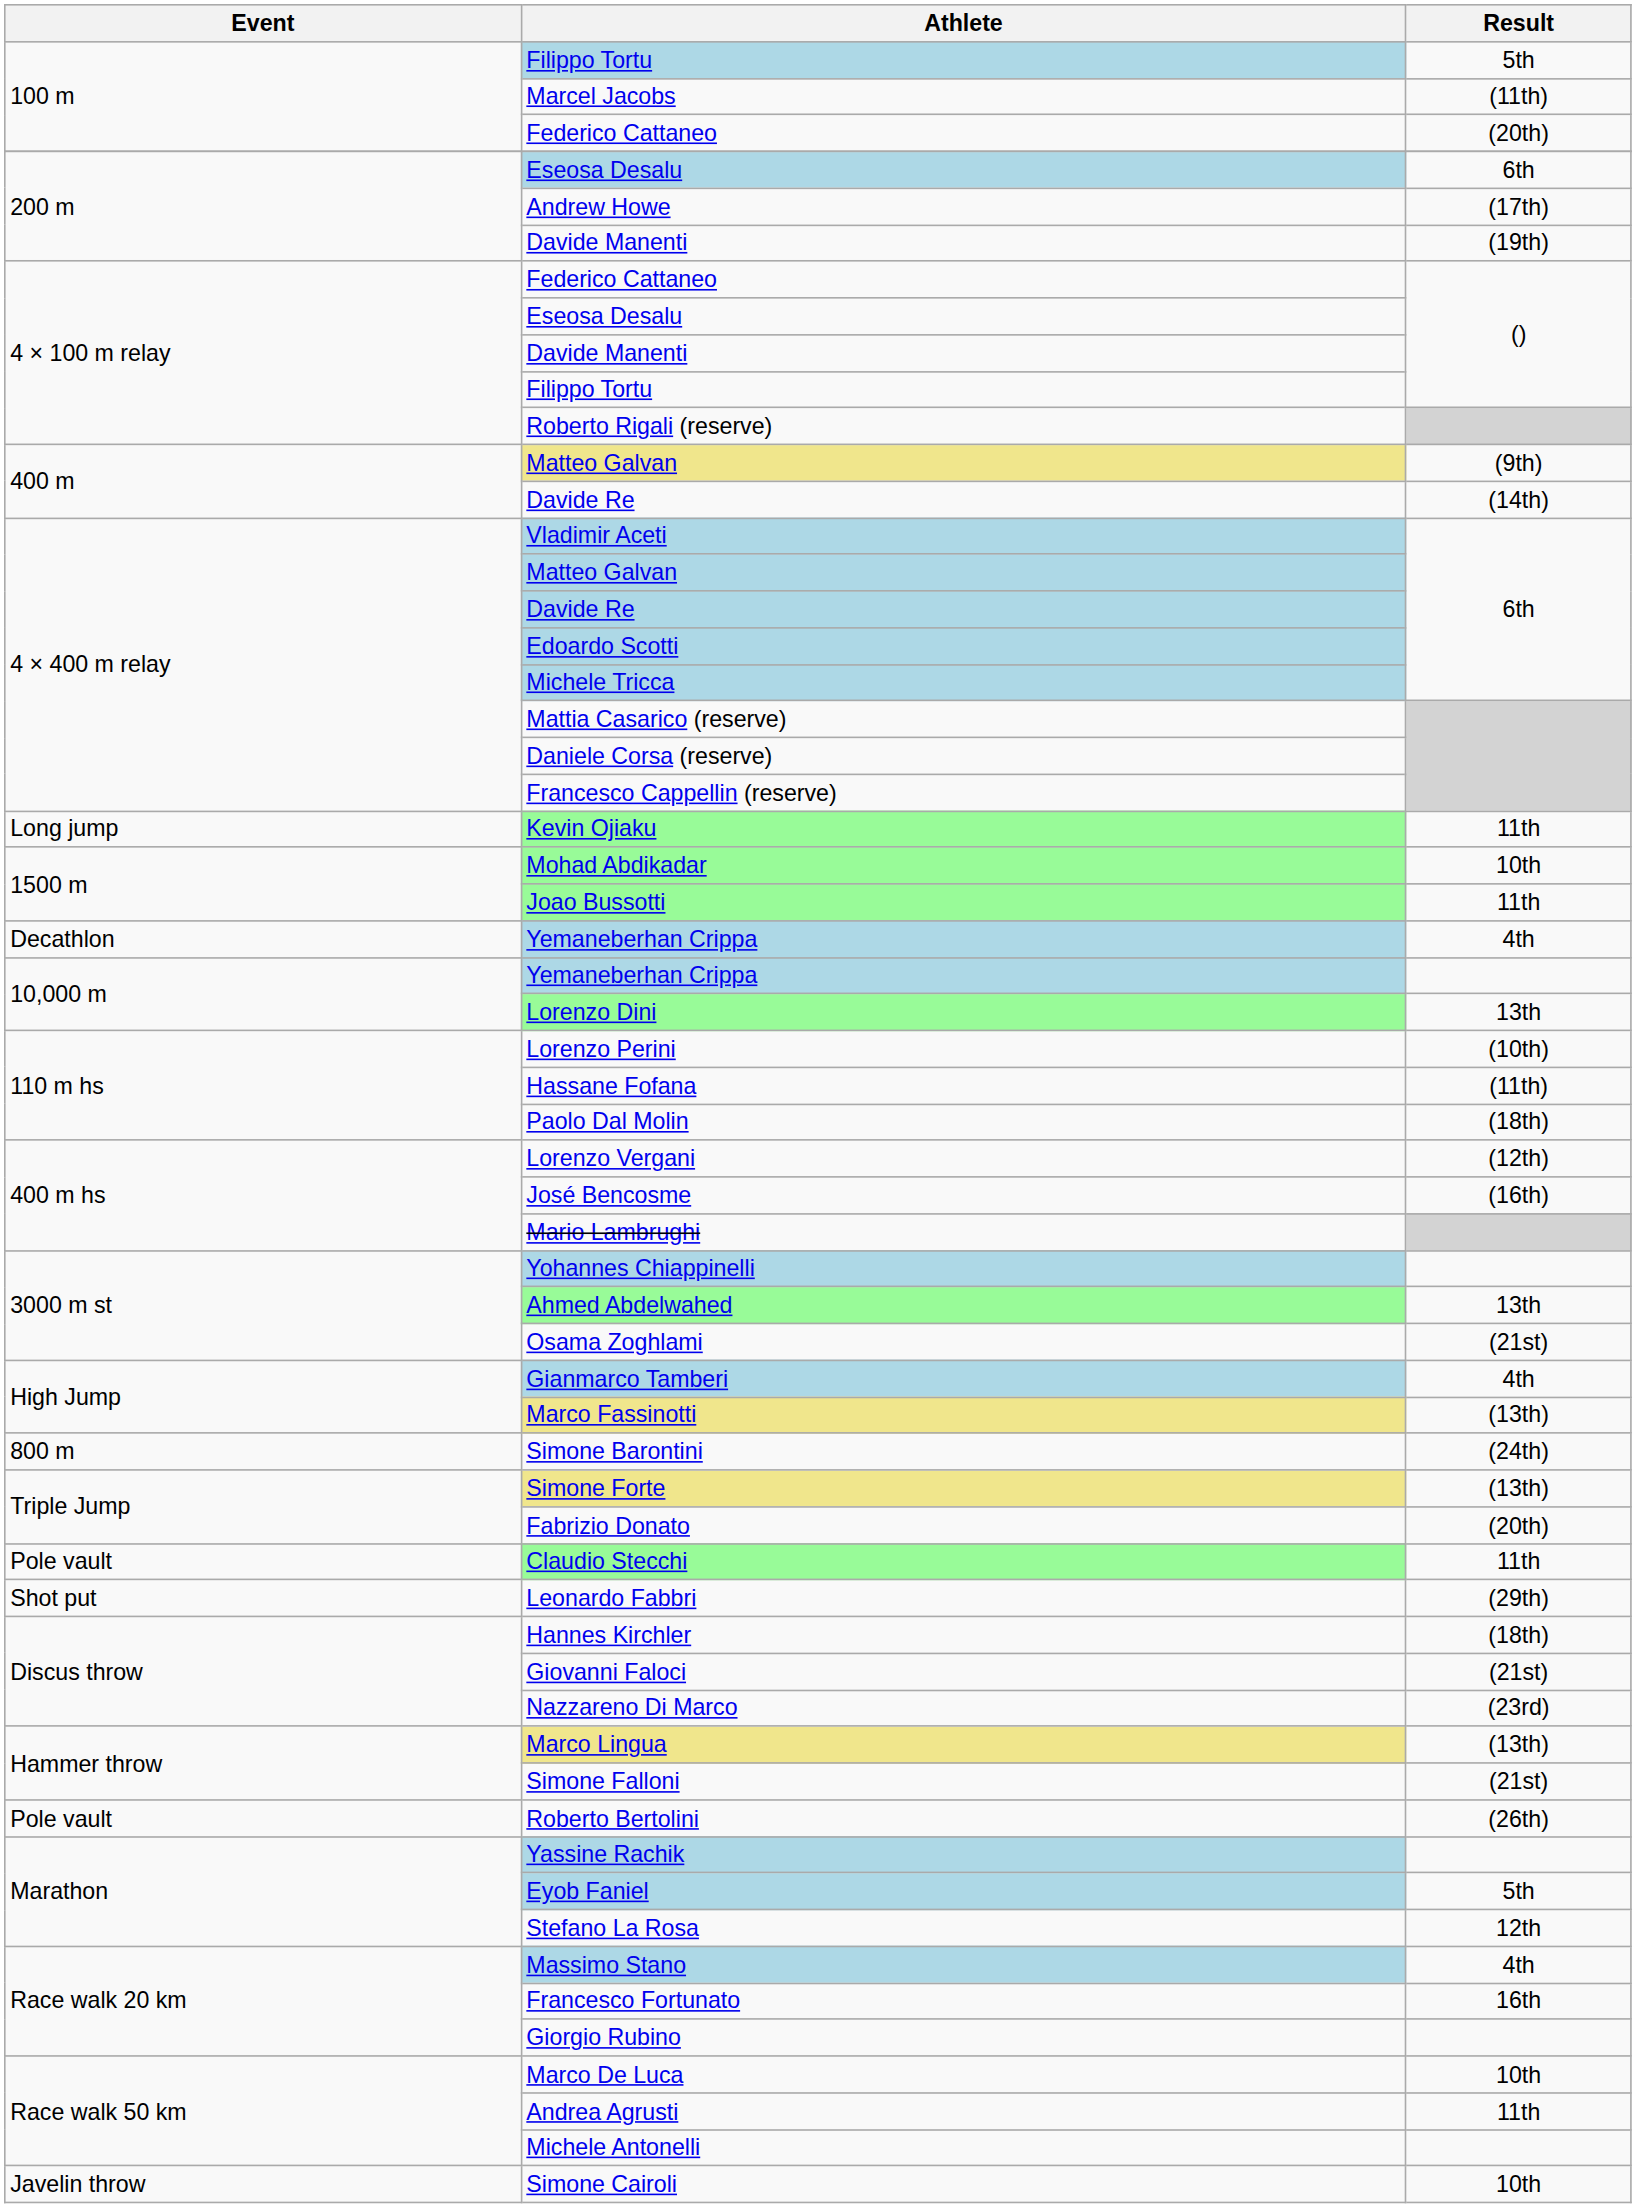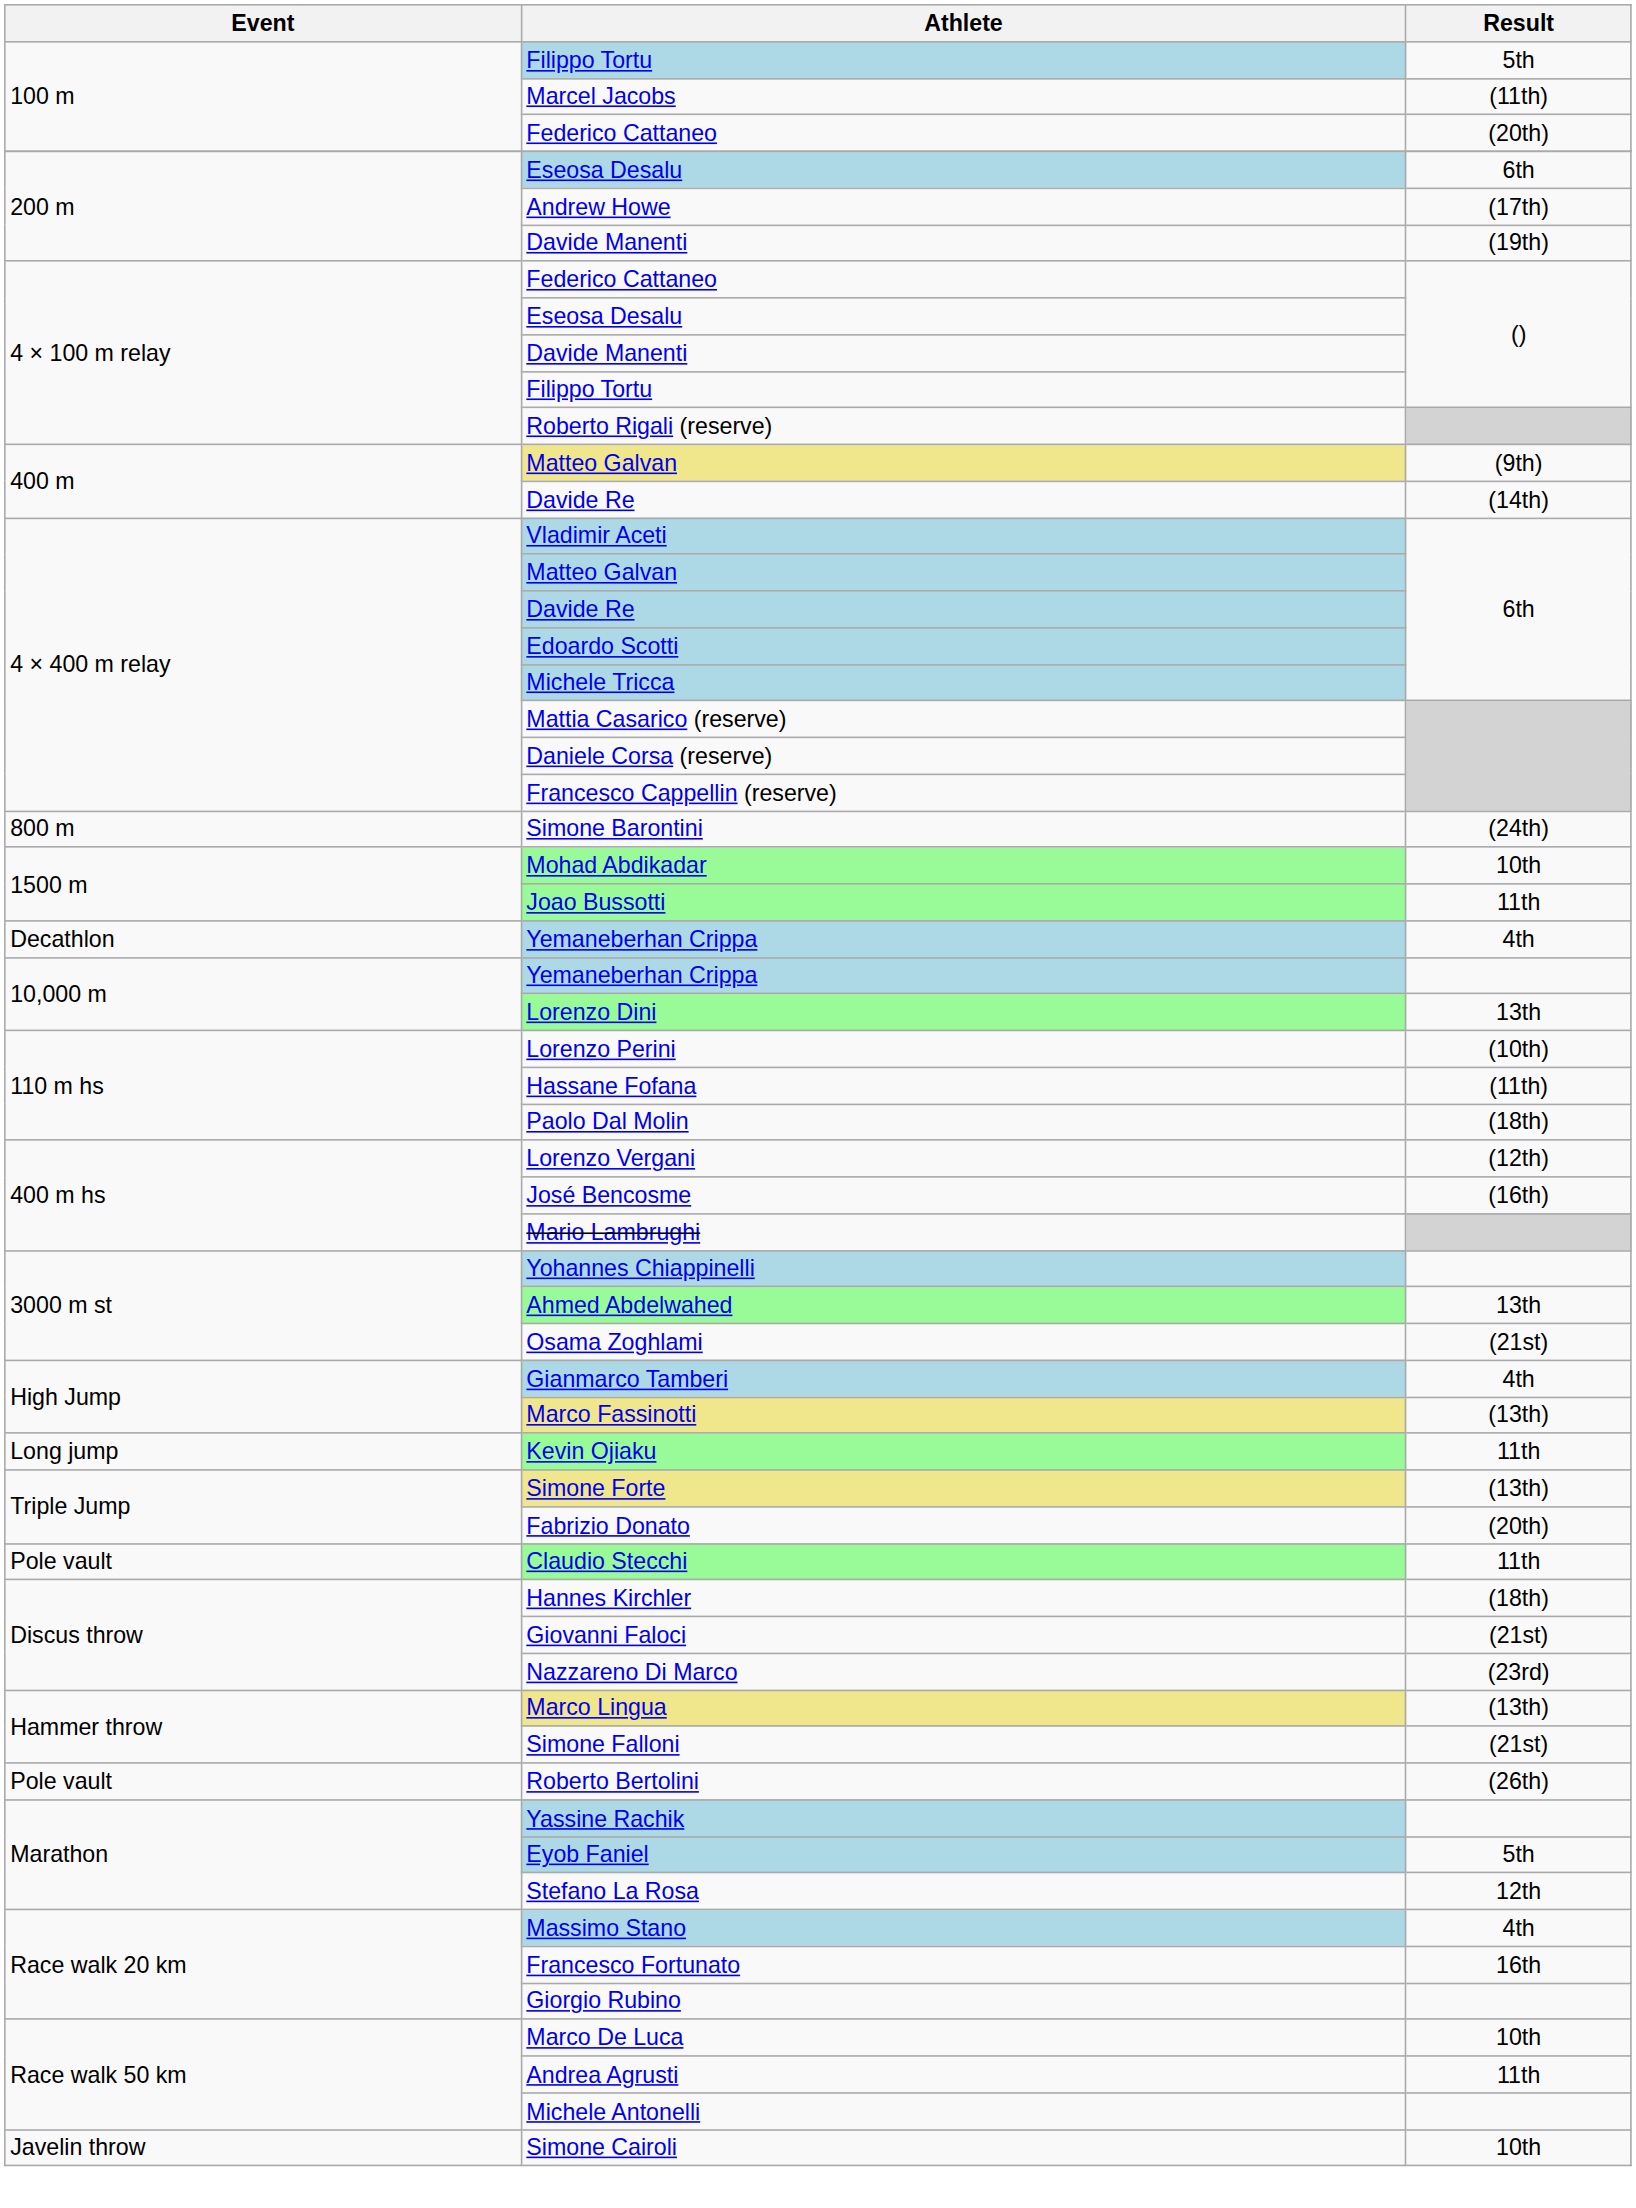rows swapped: (615, 1452) <-> (591, 829)
- row: (611, 1598)
